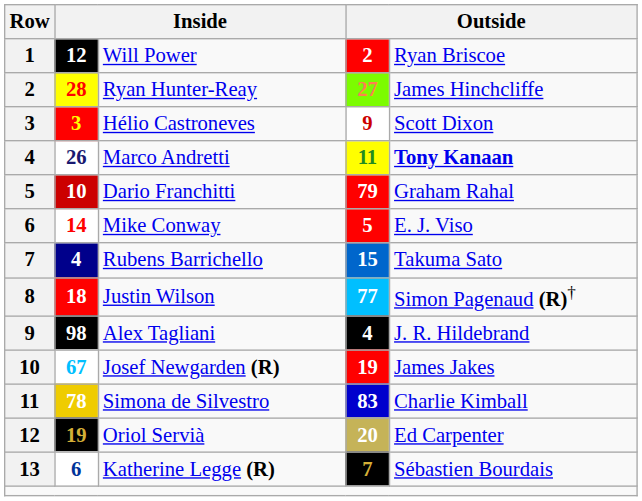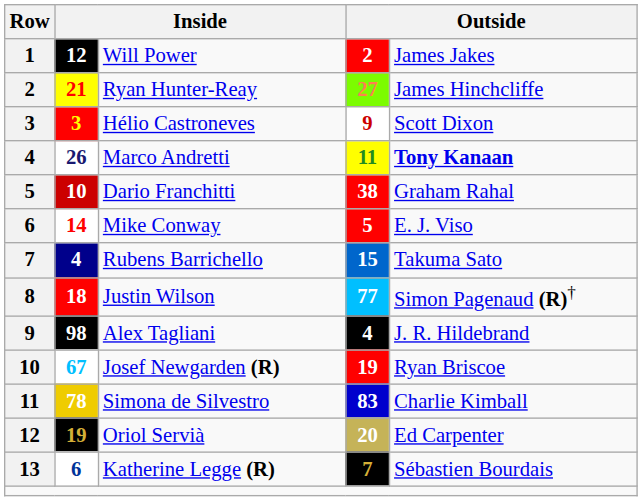(450, 55) Ryan Briscoe -> (444, 55) James Jakes
(76, 89) 28 -> (76, 89) 21
(367, 192) 79 -> (367, 192) 38
(444, 366) James Jakes -> (450, 366) Ryan Briscoe
